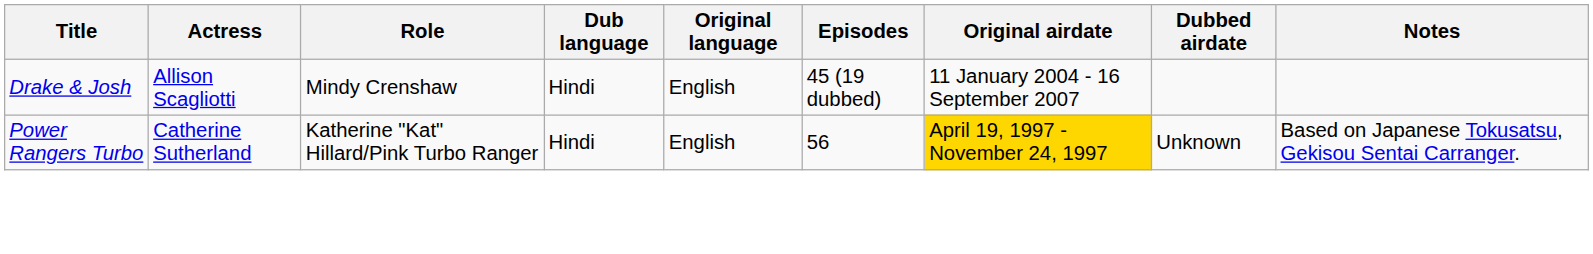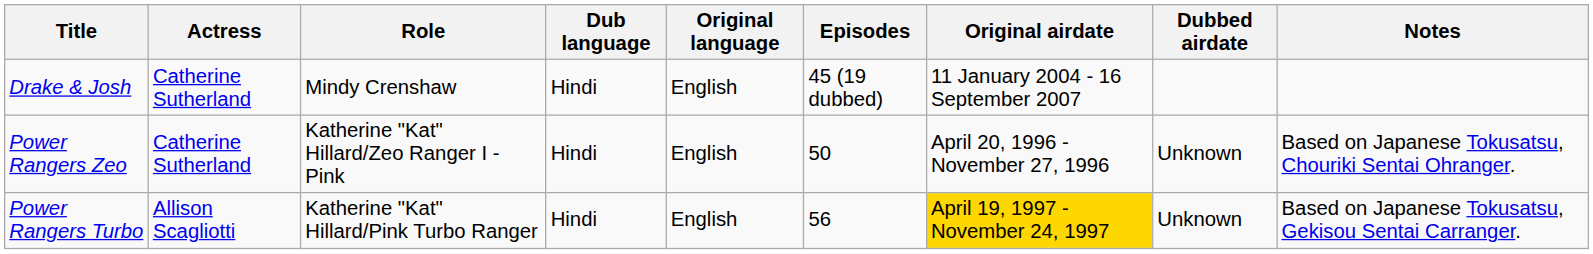(194, 87) Allison Scagliotti -> (202, 87) Catherine Sutherland
+ row: (68, 153)
(202, 142) Catherine Sutherland -> (194, 220) Allison Scagliotti
